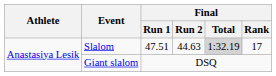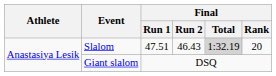(189, 46) 44.63 -> (189, 46) 46.43
(257, 46) 17 -> (257, 46) 20
